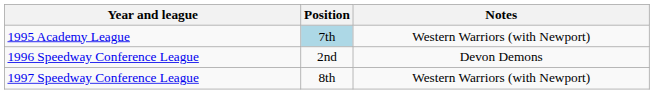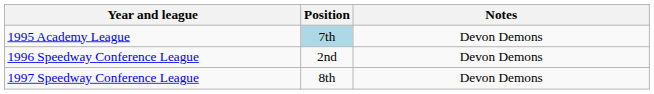(501, 36) Western Warriors (with Newport) -> (501, 36) Devon Demons
(501, 78) Western Warriors (with Newport) -> (501, 78) Devon Demons
